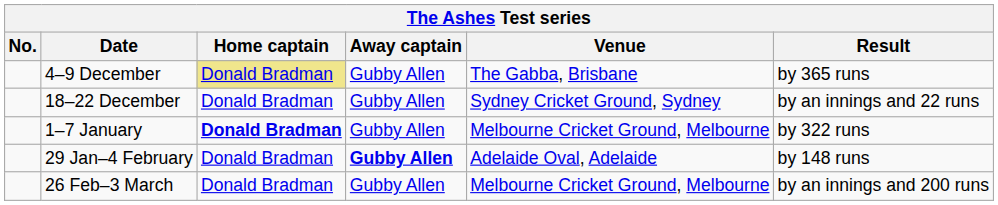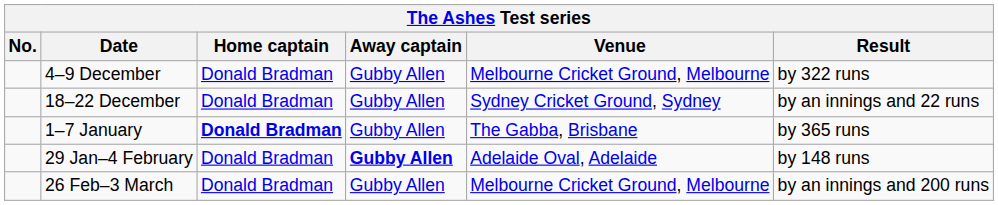(267, 74) khaki background -> (267, 74) no background
(554, 74) The Gabba, Brisbane -> (620, 74) Melbourne Cricket Ground, Melbourne
(824, 74) by 365 runs -> (824, 74) by 322 runs
(620, 130) Melbourne Cricket Ground, Melbourne -> (554, 130) The Gabba, Brisbane
(824, 130) by 322 runs -> (824, 130) by 365 runs
